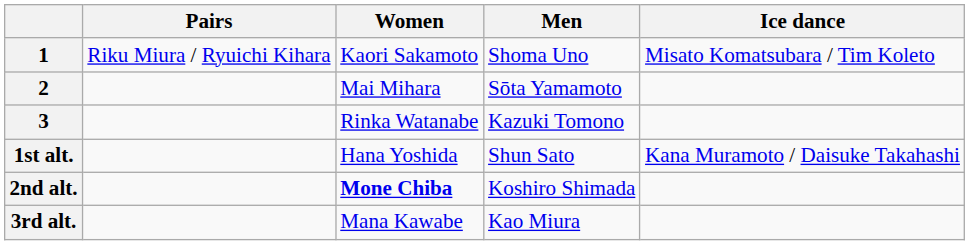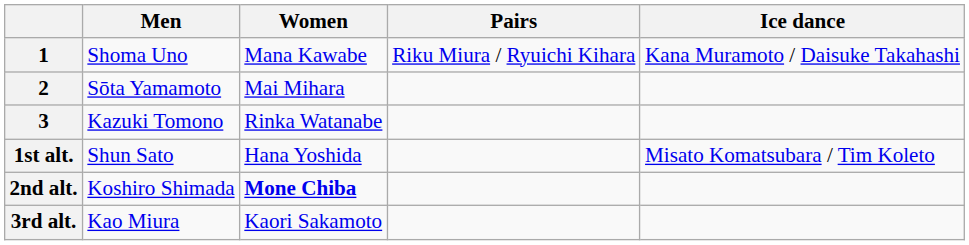columns swapped: (562, 21) <-> (209, 21)
(409, 54) Kaori Sakamoto -> (306, 54) Mana Kawabe
(790, 54) Misato Komatsubara / Tim Koleto -> (803, 54) Kana Muramoto / Daisuke Takahashi
(803, 155) Kana Muramoto / Daisuke Takahashi -> (790, 155) Misato Komatsubara / Tim Koleto
(402, 222) Mana Kawabe -> (313, 222) Kaori Sakamoto
